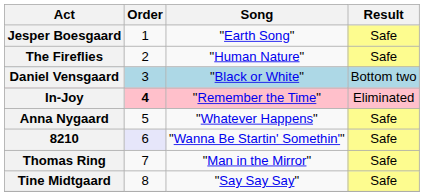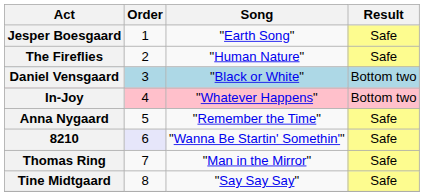(145, 98) bold -> (145, 98) normal
(257, 98) "Remember the Time" -> (257, 98) "Whatever Happens"
(384, 98) Eliminated -> (384, 98) Bottom two
(257, 118) "Whatever Happens" -> (257, 118) "Remember the Time"
